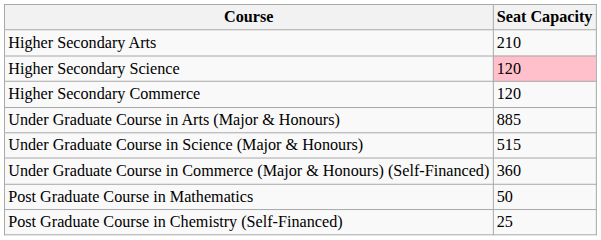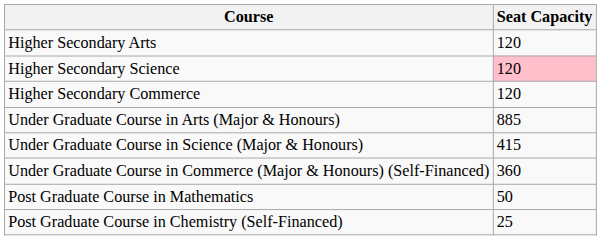(509, 42) 210 -> (509, 42) 120
(509, 145) 515 -> (509, 145) 415
